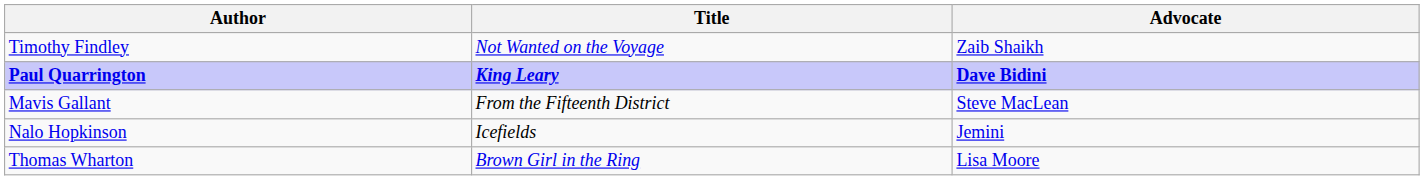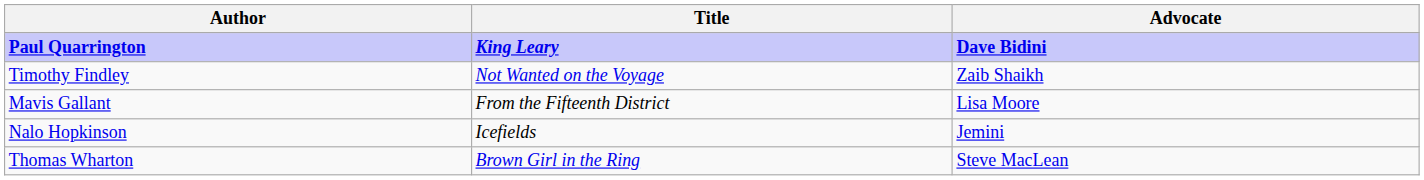rows swapped: (77, 75) <-> (69, 47)
(1012, 103) Steve MacLean -> (998, 103) Lisa Moore
(998, 160) Lisa Moore -> (1012, 160) Steve MacLean
